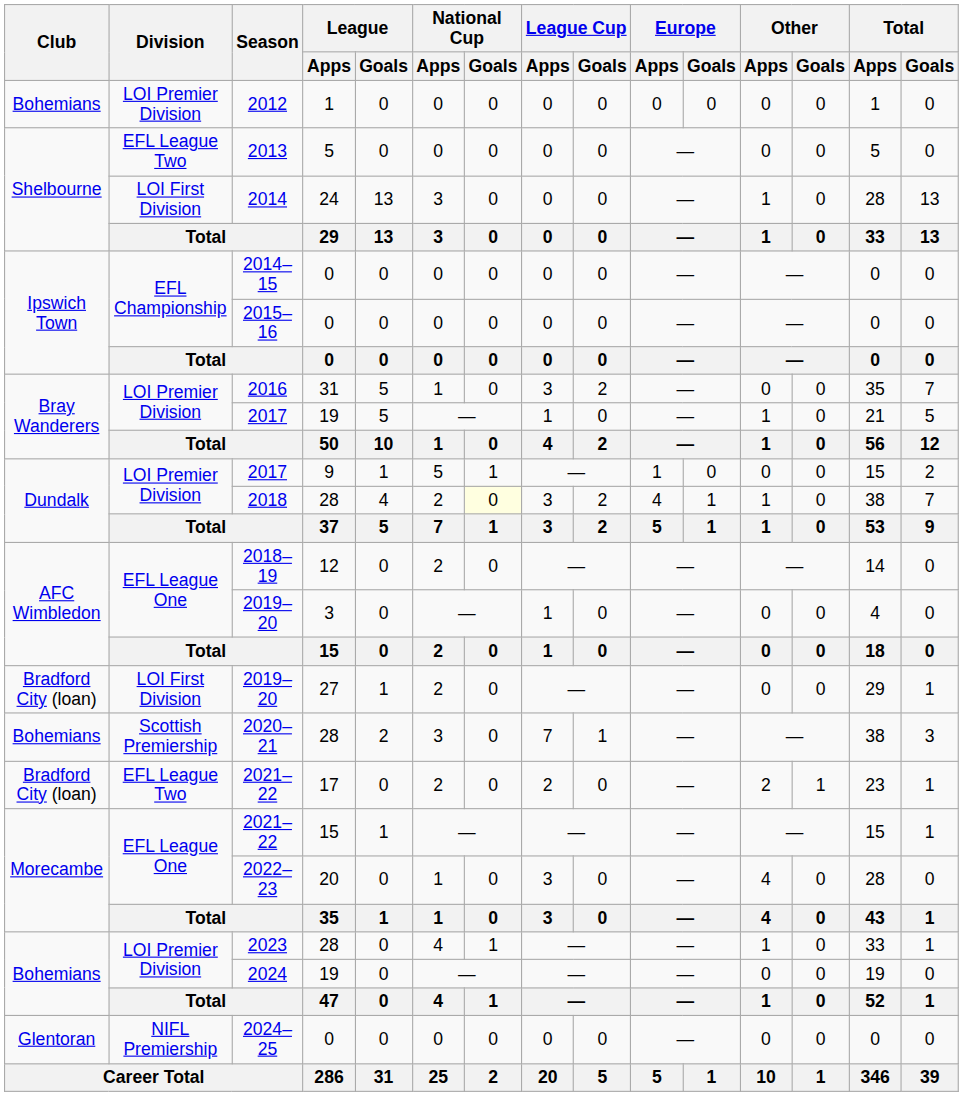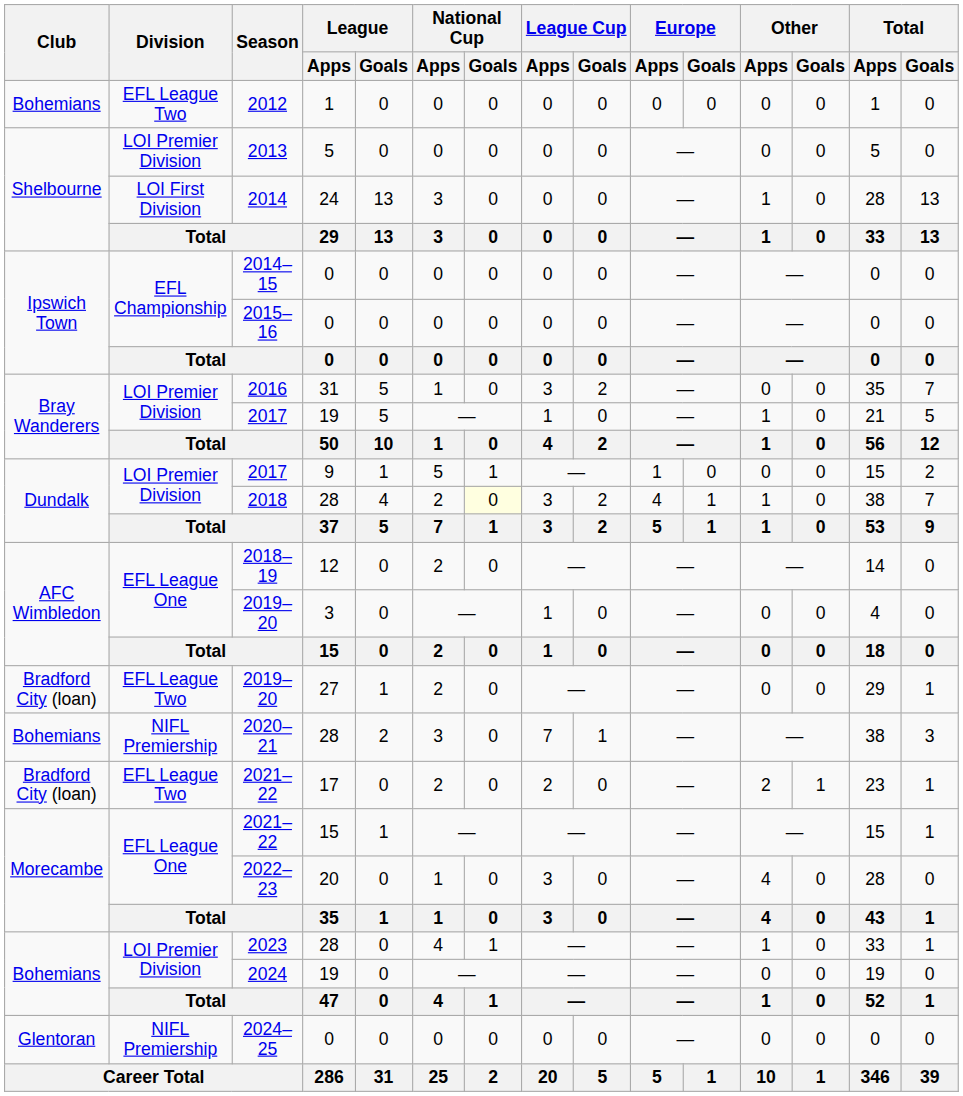(170, 103) LOI Premier Division -> (170, 103) EFL League Two
(170, 151) EFL League Two -> (170, 151) LOI Premier Division
(170, 689) LOI First Division -> (170, 689) EFL League Two
(170, 736) Scottish Premiership -> (170, 736) NIFL Premiership
